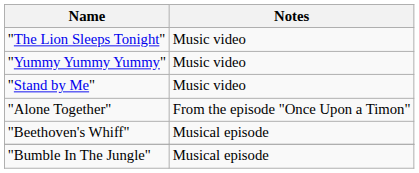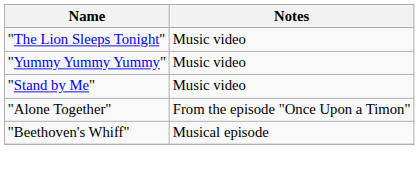- row: (79, 156)
